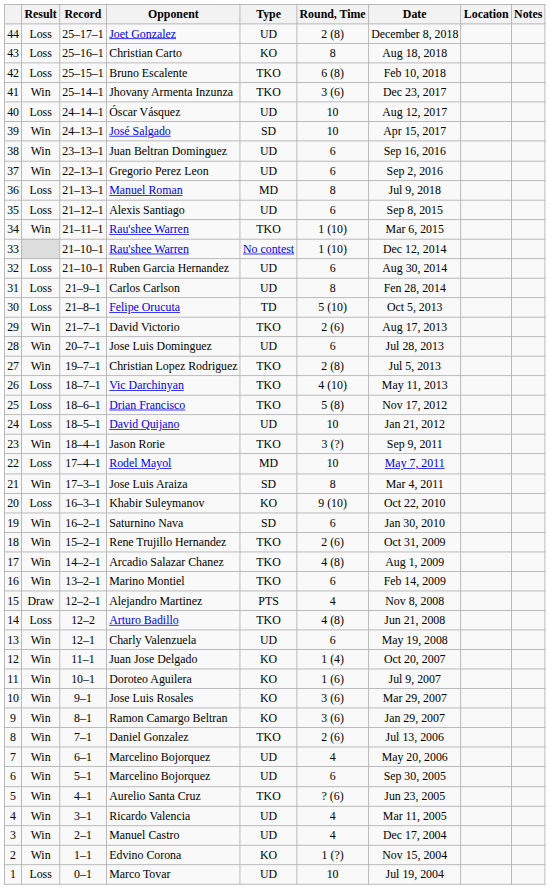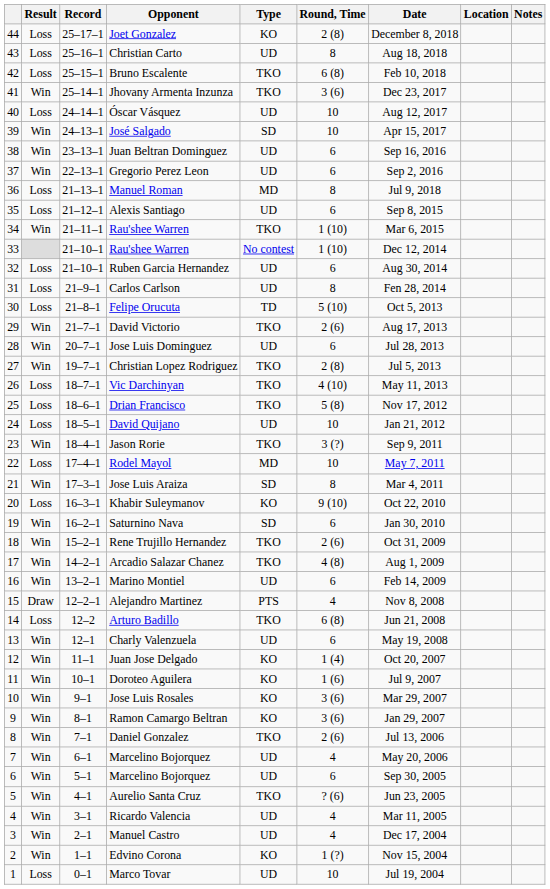(269, 34) UD -> (269, 34) KO
(269, 53) KO -> (269, 53) UD
(269, 581) TKO -> (269, 581) UD
(333, 620) 4 (8) -> (333, 620) 6 (8)
